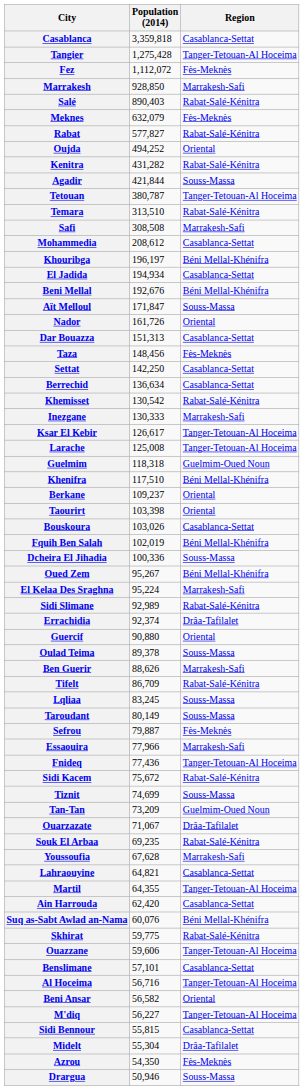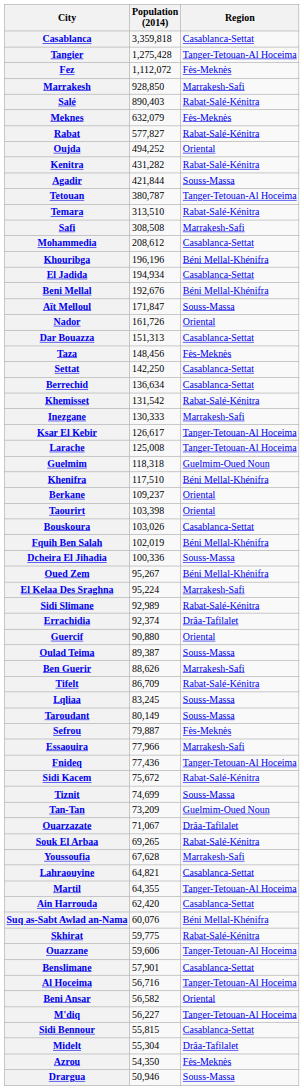(148, 259) 196,197 -> (148, 259) 196,196
(148, 401) 130,542 -> (148, 401) 131,542
(146, 652) 89,378 -> (146, 652) 89,387
(146, 841) 69,235 -> (146, 841) 69,265
(146, 967) 57,101 -> (146, 967) 57,901
